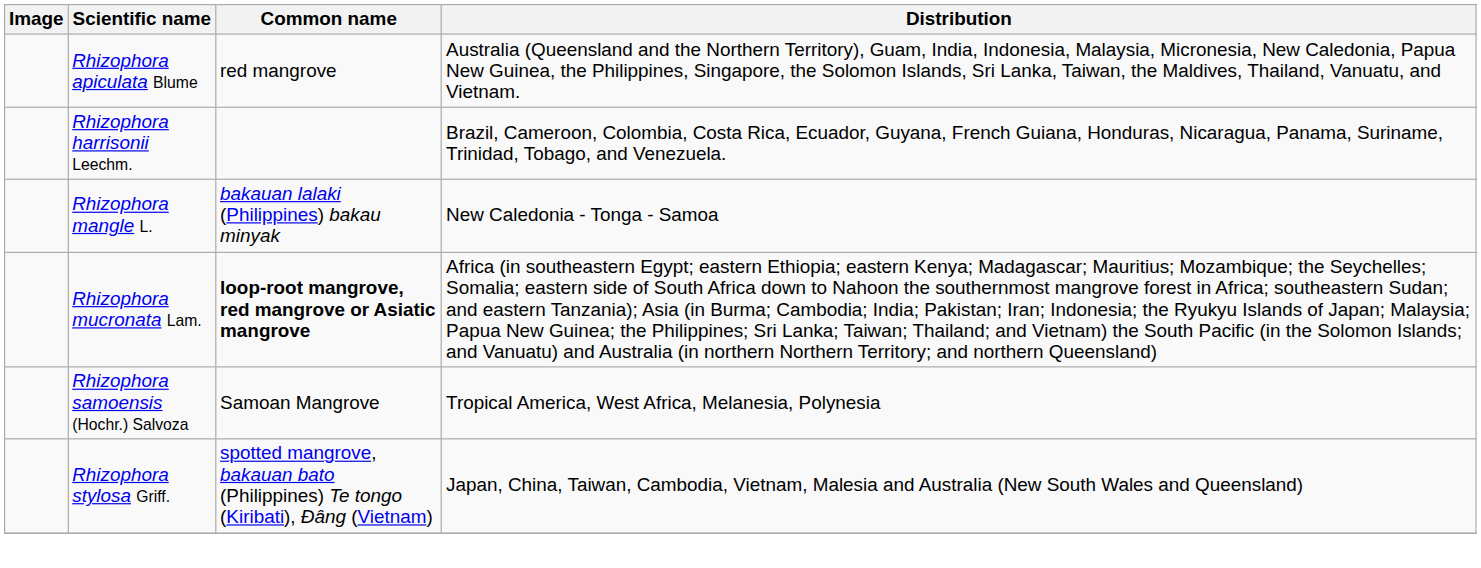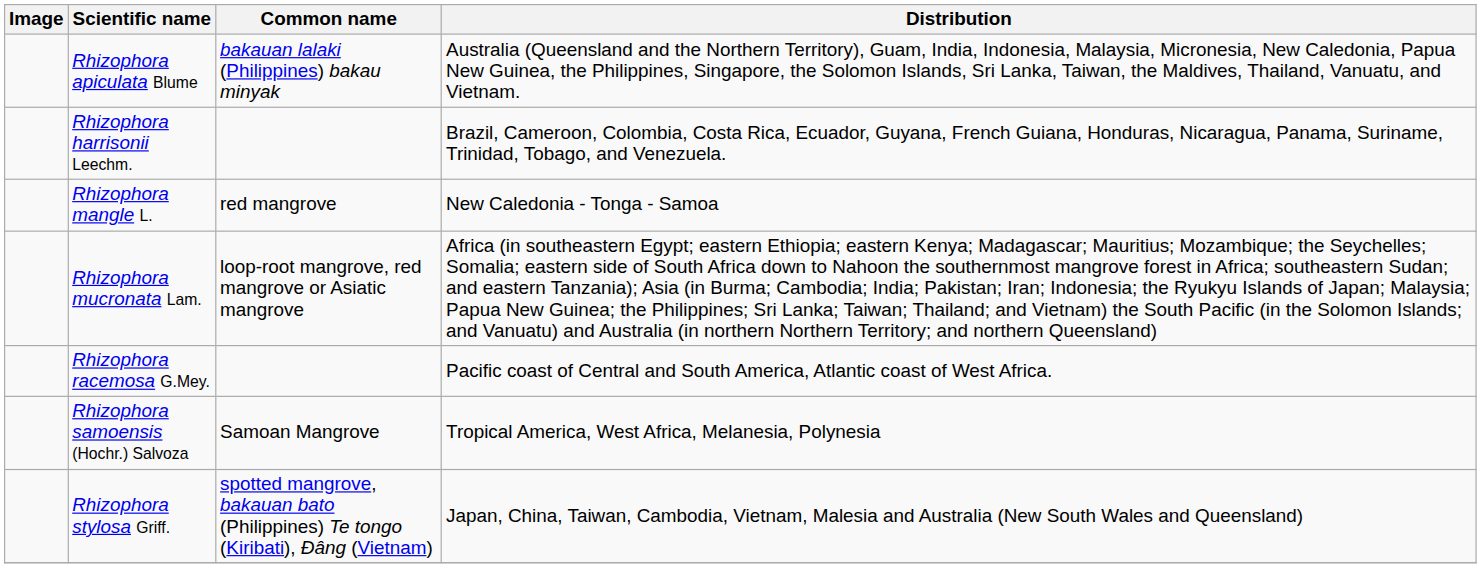(278, 70) red mangrove -> (300, 70) bakauan lalaki (Philippines) bakau minyak
(300, 215) bakauan lalaki (Philippines) bakau minyak -> (278, 204) red mangrove
(328, 309) bold -> (321, 287) normal
+ row: (141, 370)
